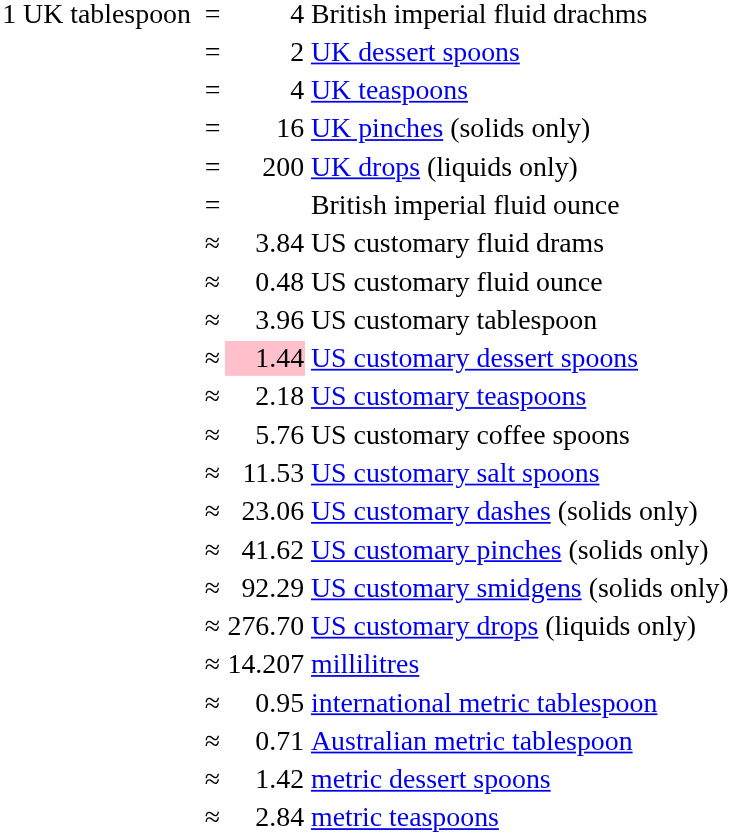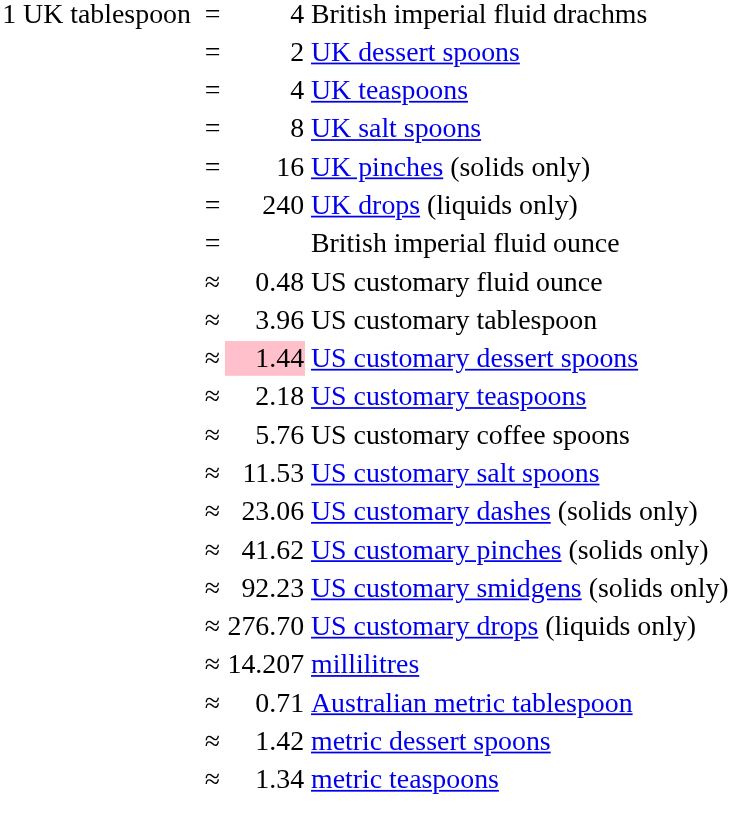+ row: (396, 128)
(283, 166) 200 -> (283, 204) 240
- row: (458, 243)
(273, 587) 92.29 -> (273, 587) 92.23
- row: (484, 702)
(280, 817) 2.84 -> (280, 779) 1.34
